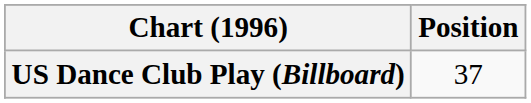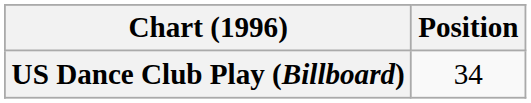(468, 73) 37 -> (468, 73) 34
